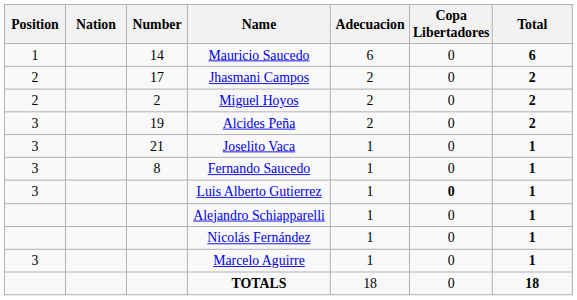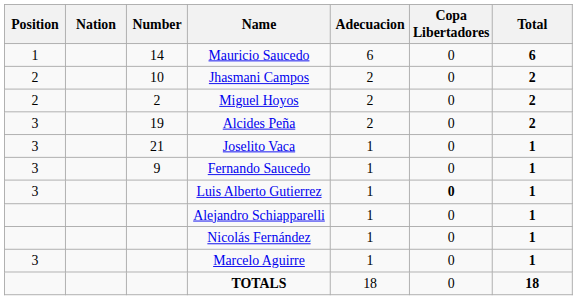(157, 78) 17 -> (157, 78) 10
(157, 169) 8 -> (157, 169) 9
